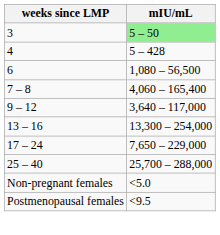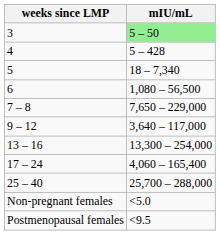+ row: (10, 70)
(168, 88) 4,060 – 165,400 -> (168, 107) 7,650 – 229,000
(168, 145) 7,650 – 229,000 -> (168, 164) 4,060 – 165,400
